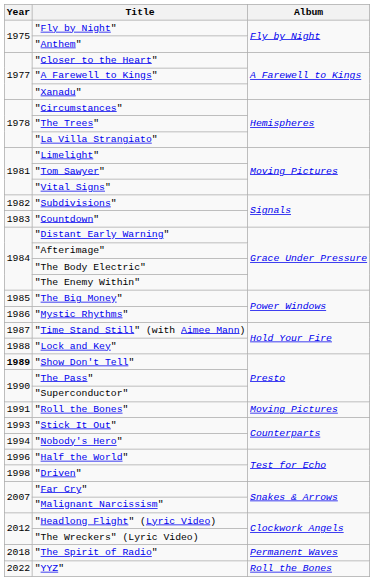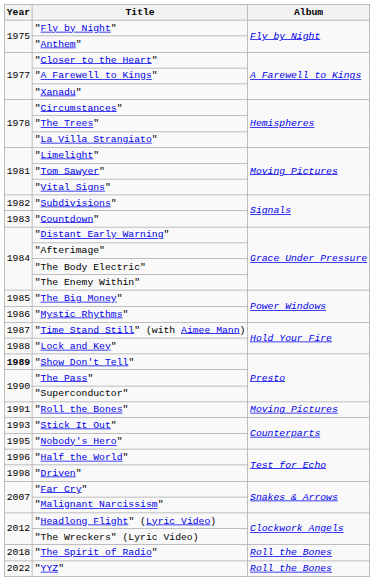(18, 441) 1994 -> (18, 441) 1995
(294, 553) Permanent Waves -> (291, 553) Roll the Bones
